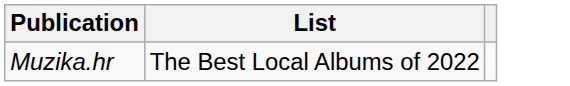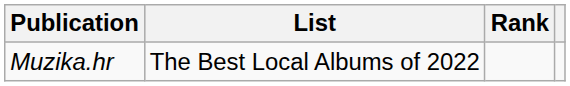+ column: (520, 23)
